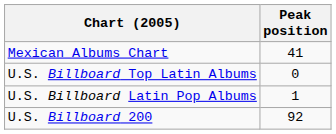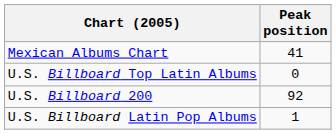rows swapped: (132, 96) <-> (80, 118)
